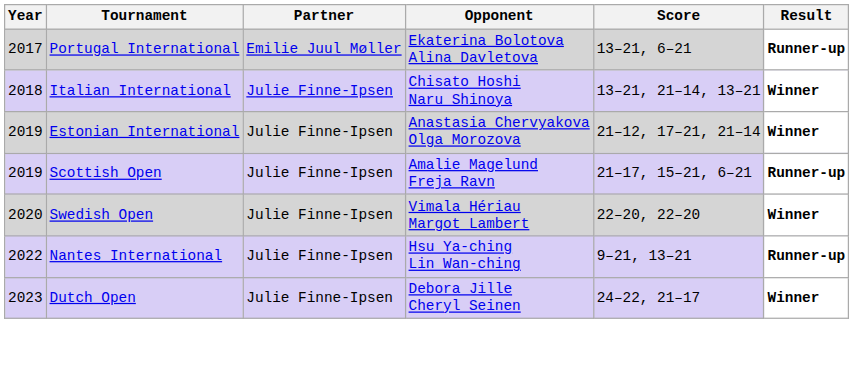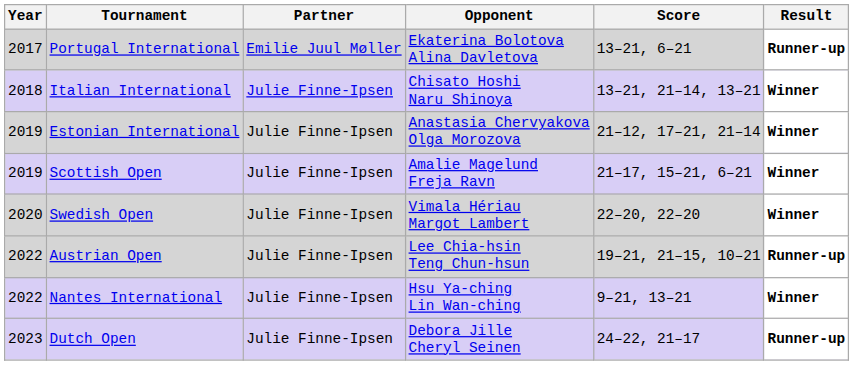(806, 173) Runner-up -> (793, 173) Winner
+ row: (106, 256)
(806, 256) Runner-up -> (793, 298) Winner
(793, 298) Winner -> (806, 339) Runner-up
